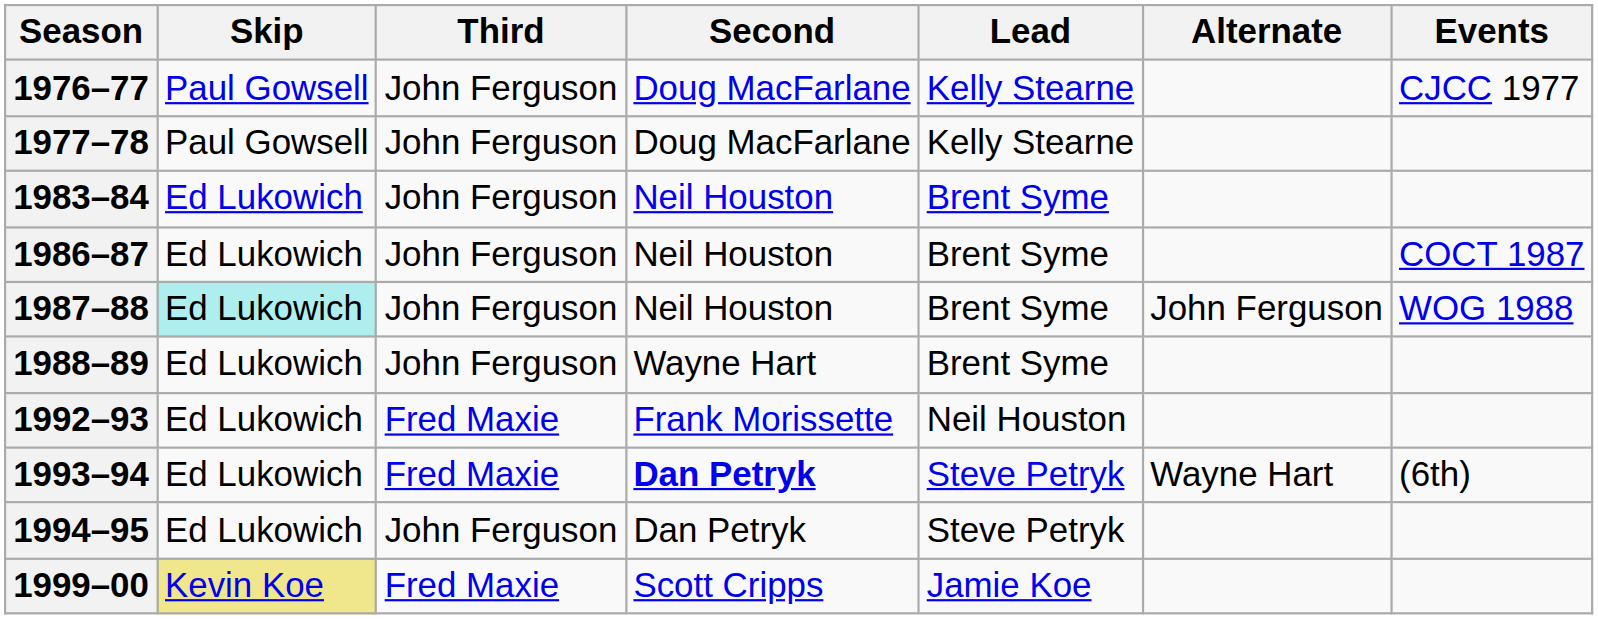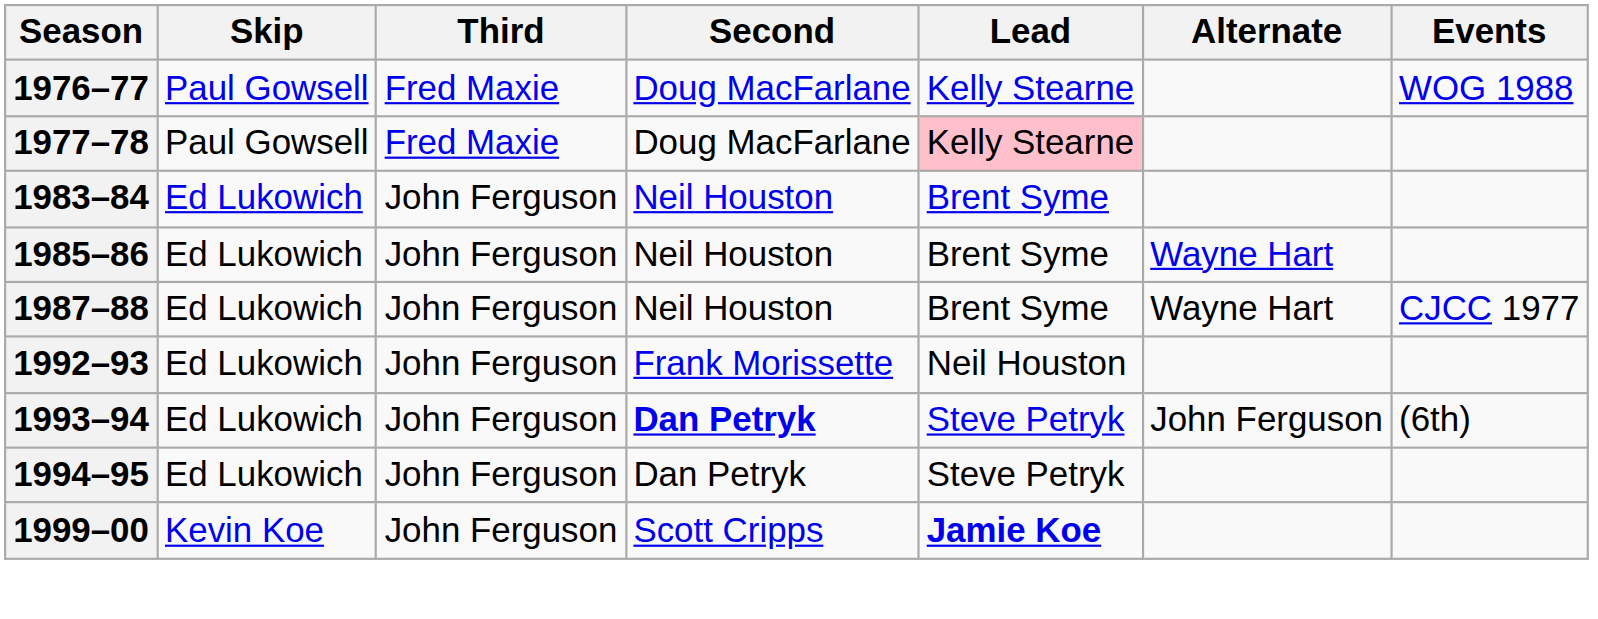(501, 87) John Ferguson -> (472, 87) Fred Maxie
(1489, 87) CJCC 1977 -> (1486, 87) WOG 1988
(501, 142) John Ferguson -> (472, 142) Fred Maxie
(1030, 142) no background -> (1030, 142) pink background
+ row: (81, 253)
- row: (81, 253)
(264, 308) paleturquoise background -> (264, 308) no background
(1267, 308) John Ferguson -> (1242, 308) Wayne Hart
(1486, 308) WOG 1988 -> (1489, 308) CJCC 1977
- row: (81, 364)
(472, 419) Fred Maxie -> (501, 364) John Ferguson
(472, 474) Fred Maxie -> (501, 419) John Ferguson
(1242, 474) Wayne Hart -> (1267, 419) John Ferguson
(245, 585) khaki background -> (245, 530) no background
(472, 585) Fred Maxie -> (501, 530) John Ferguson
(1009, 585) normal -> (1014, 530) bold
